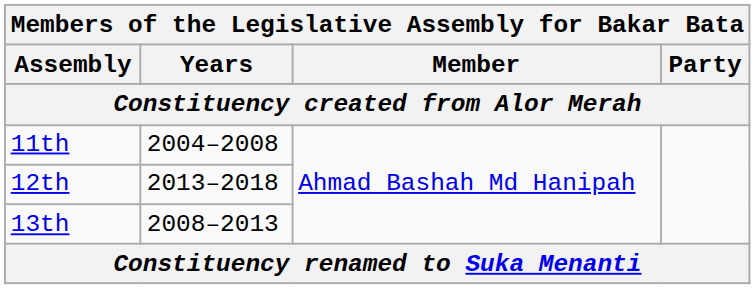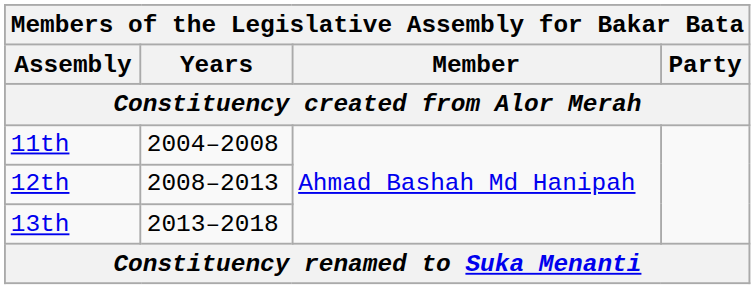(213, 184) 2013–2018 -> (213, 184) 2008–2013
(213, 224) 2008–2013 -> (213, 224) 2013–2018
